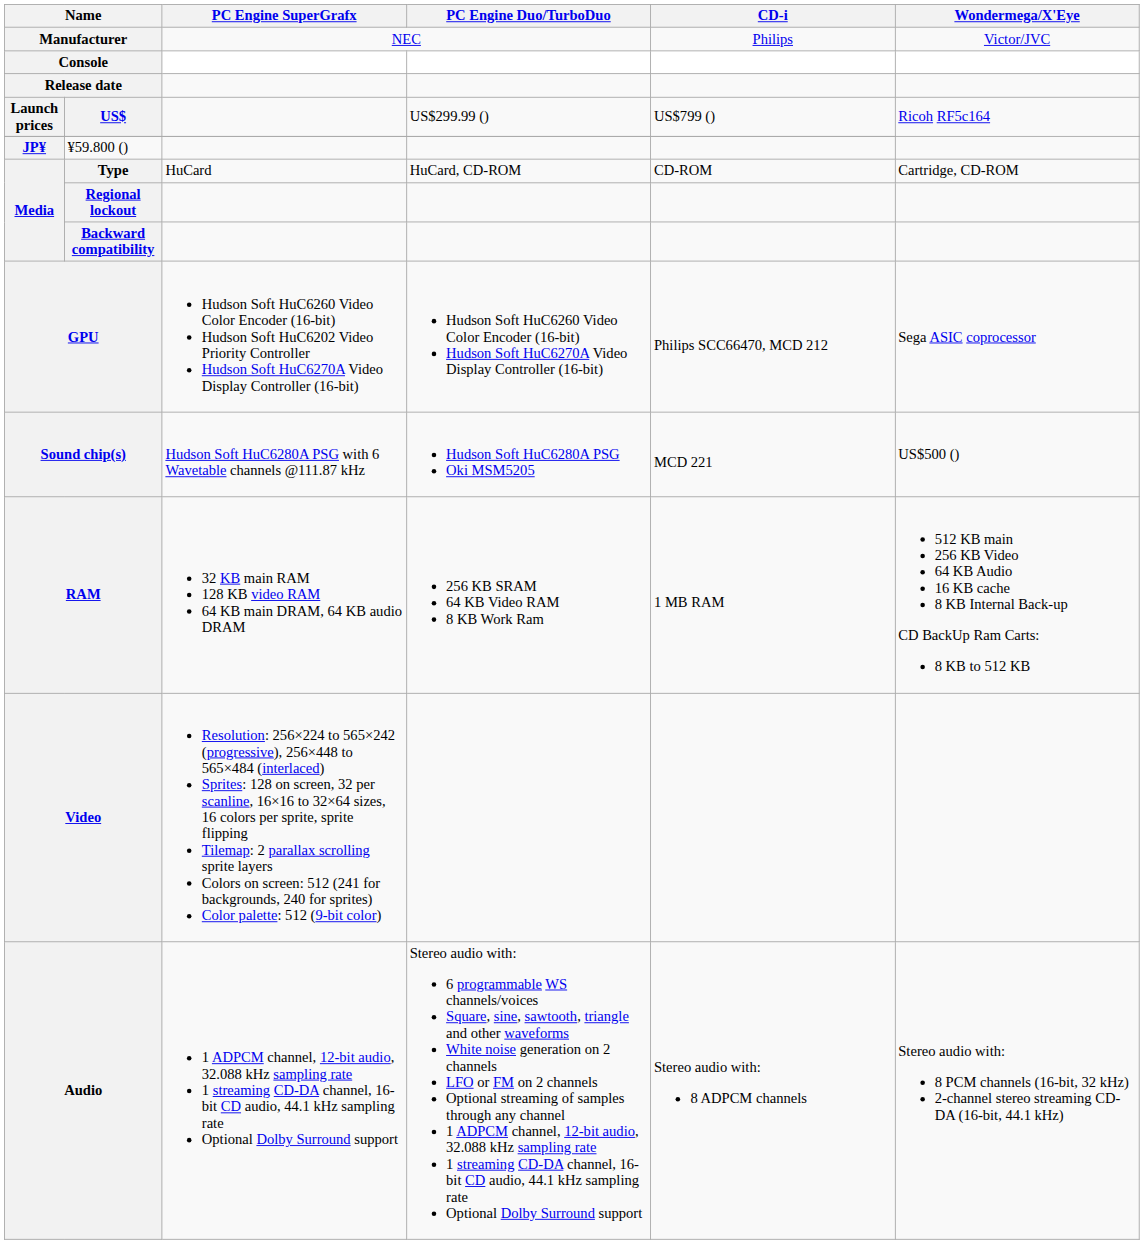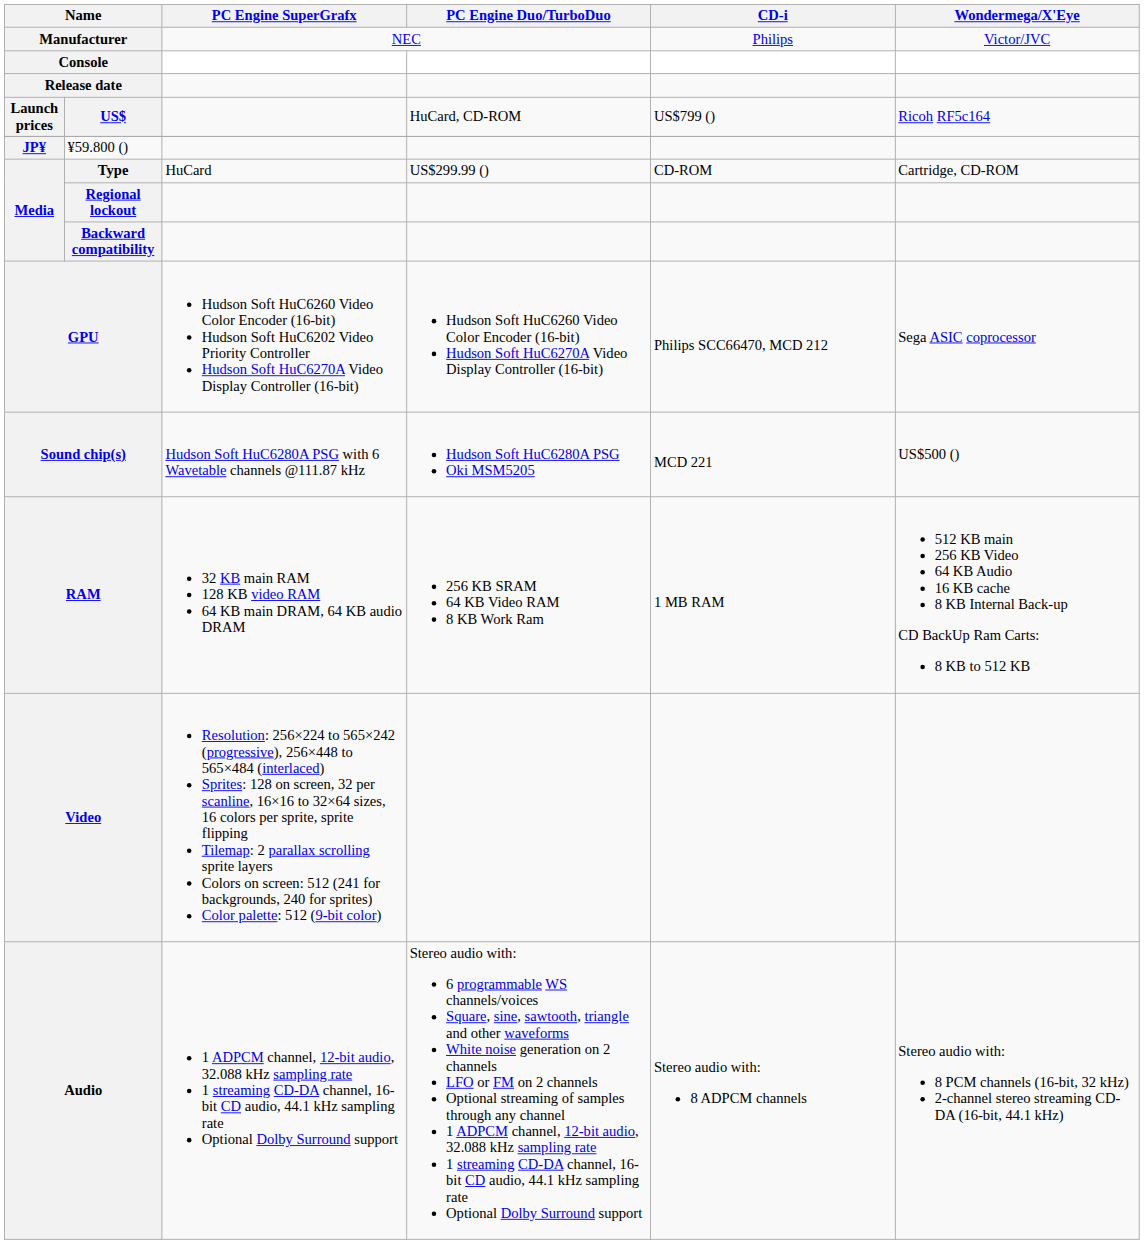(449, 116) US$299.99 () -> (466, 116) HuCard, CD-ROM
(466, 170) HuCard, CD-ROM -> (449, 170) US$299.99 ()
